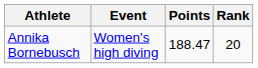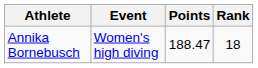(233, 44) 20 -> (233, 44) 18
